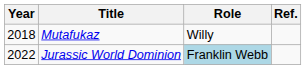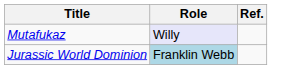- column: (21, 14)
(200, 34) no background -> (166, 34) lavender background
